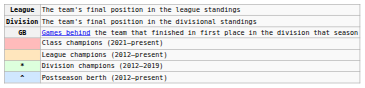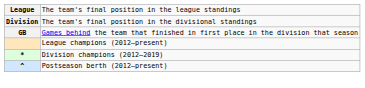- row: (103, 44)
